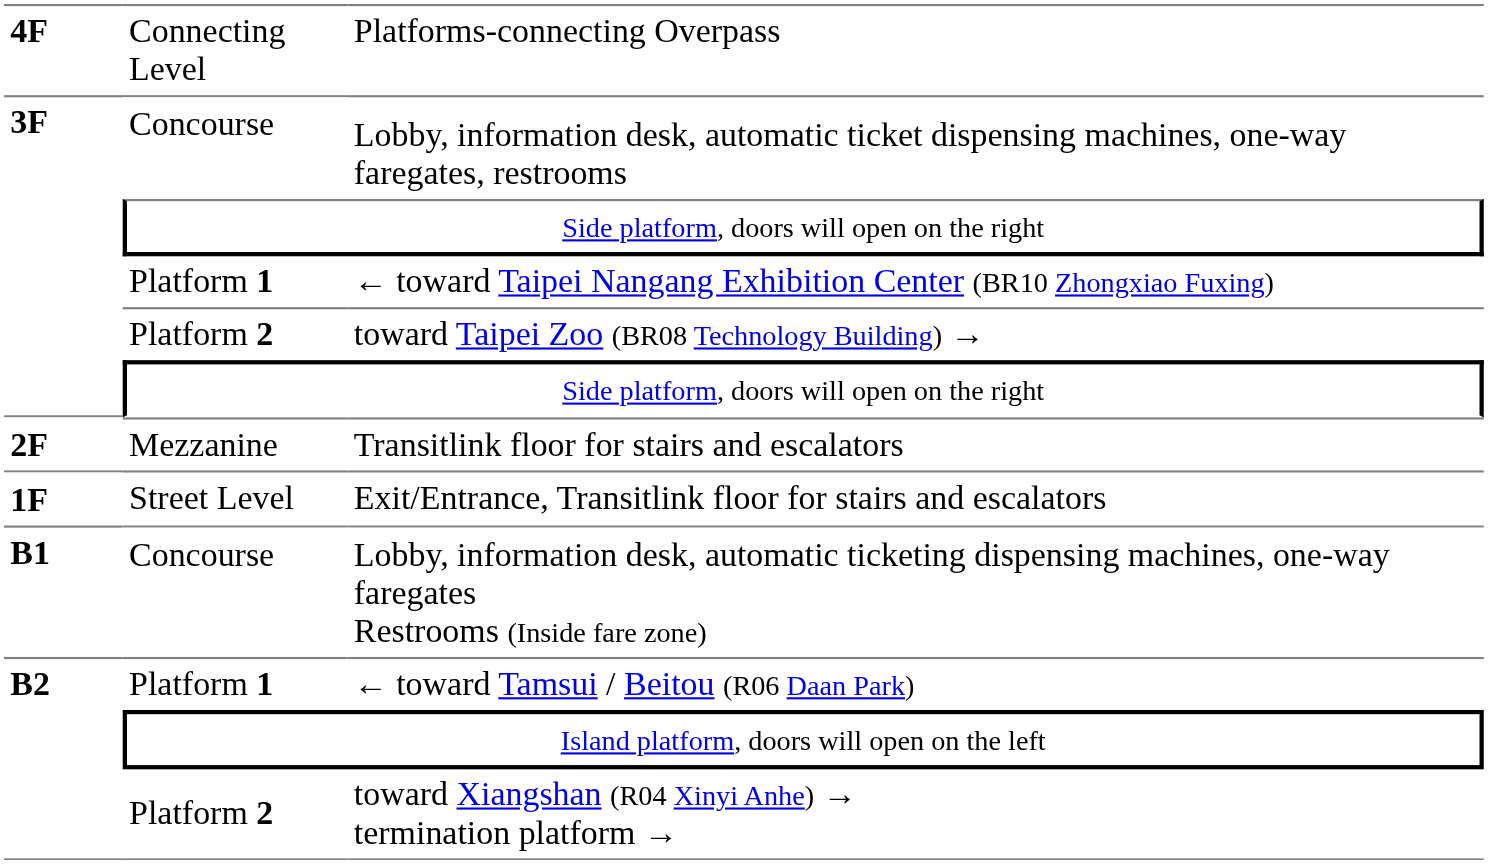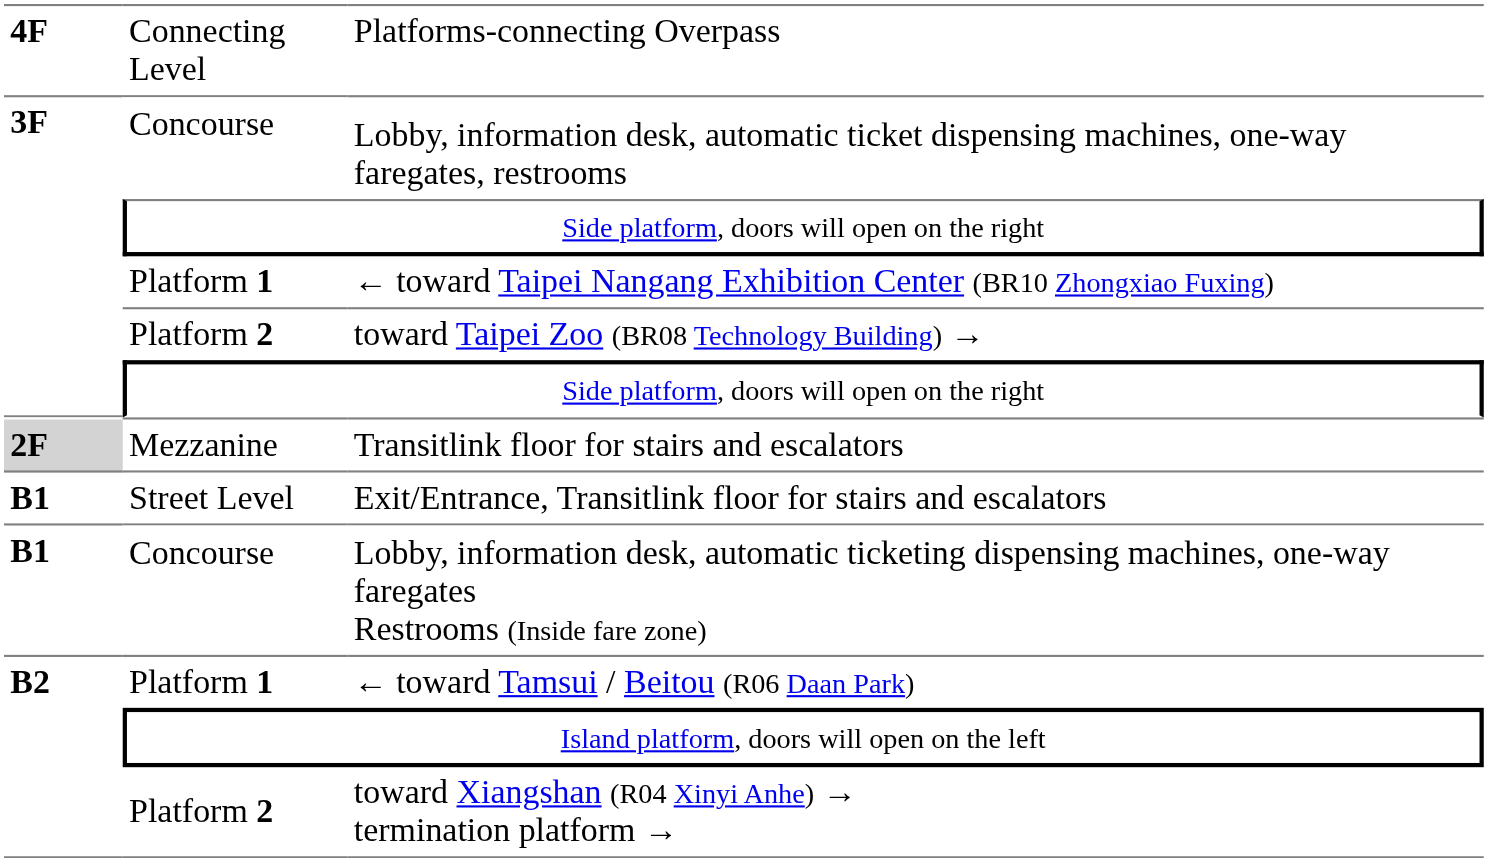(29, 444) no background -> (29, 444) lightgrey background
(29, 499) 1F -> (30, 497) B1
